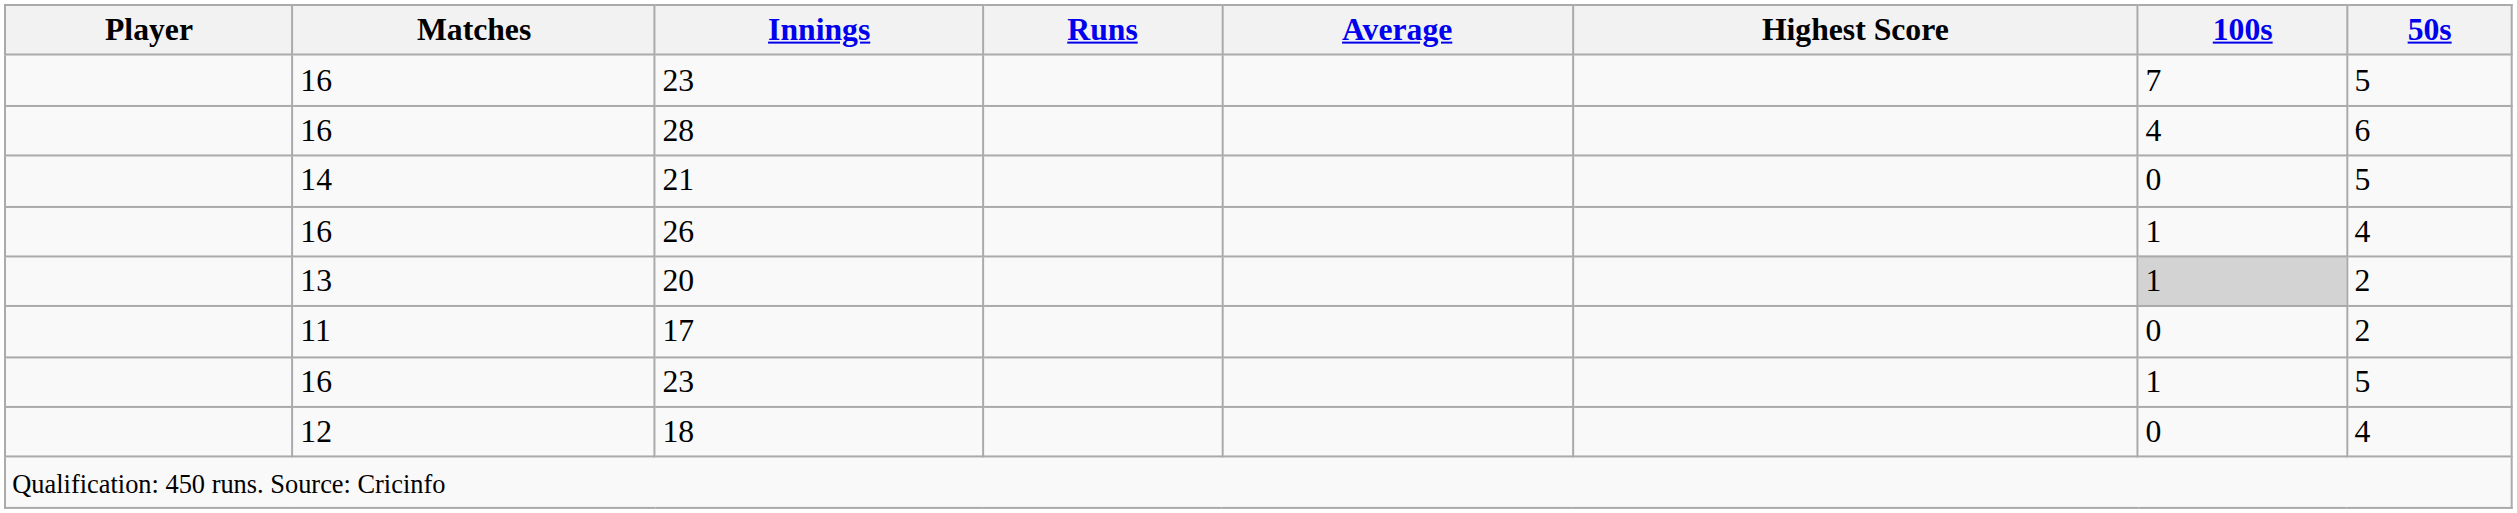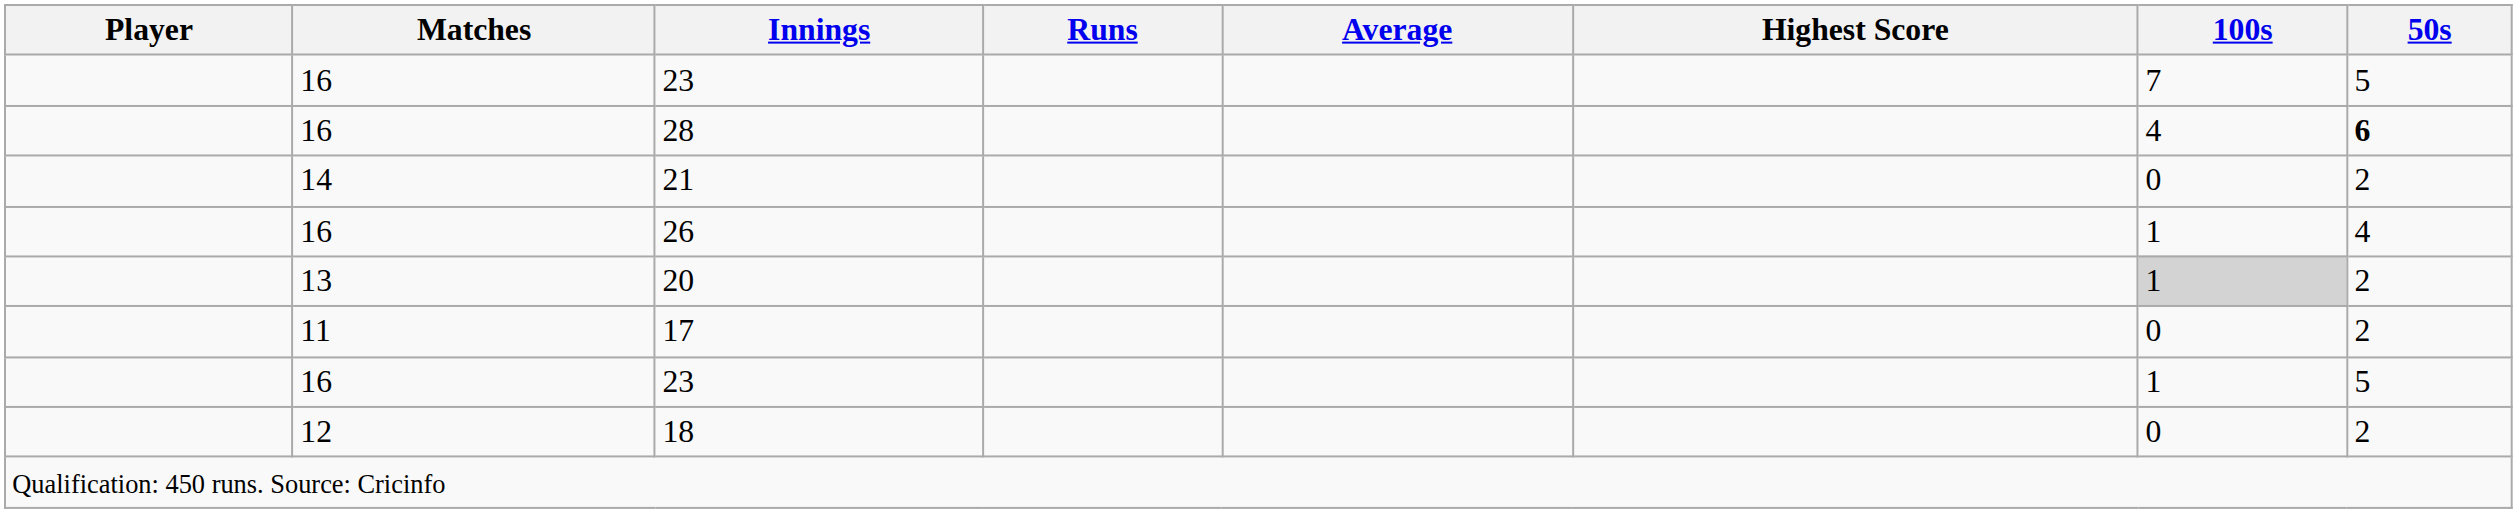(2362, 130) normal -> (2362, 130) bold
(2362, 180) 5 -> (2362, 180) 2
(2362, 431) 4 -> (2362, 431) 2
